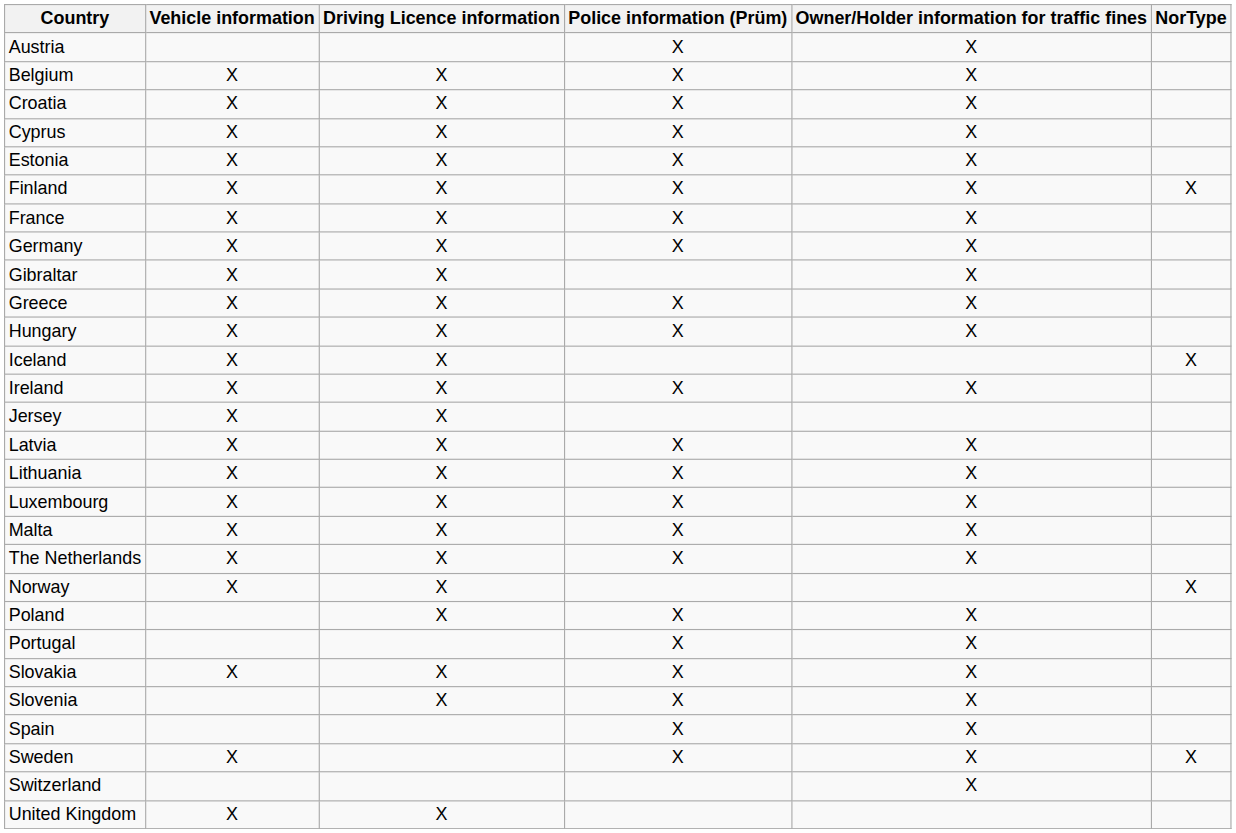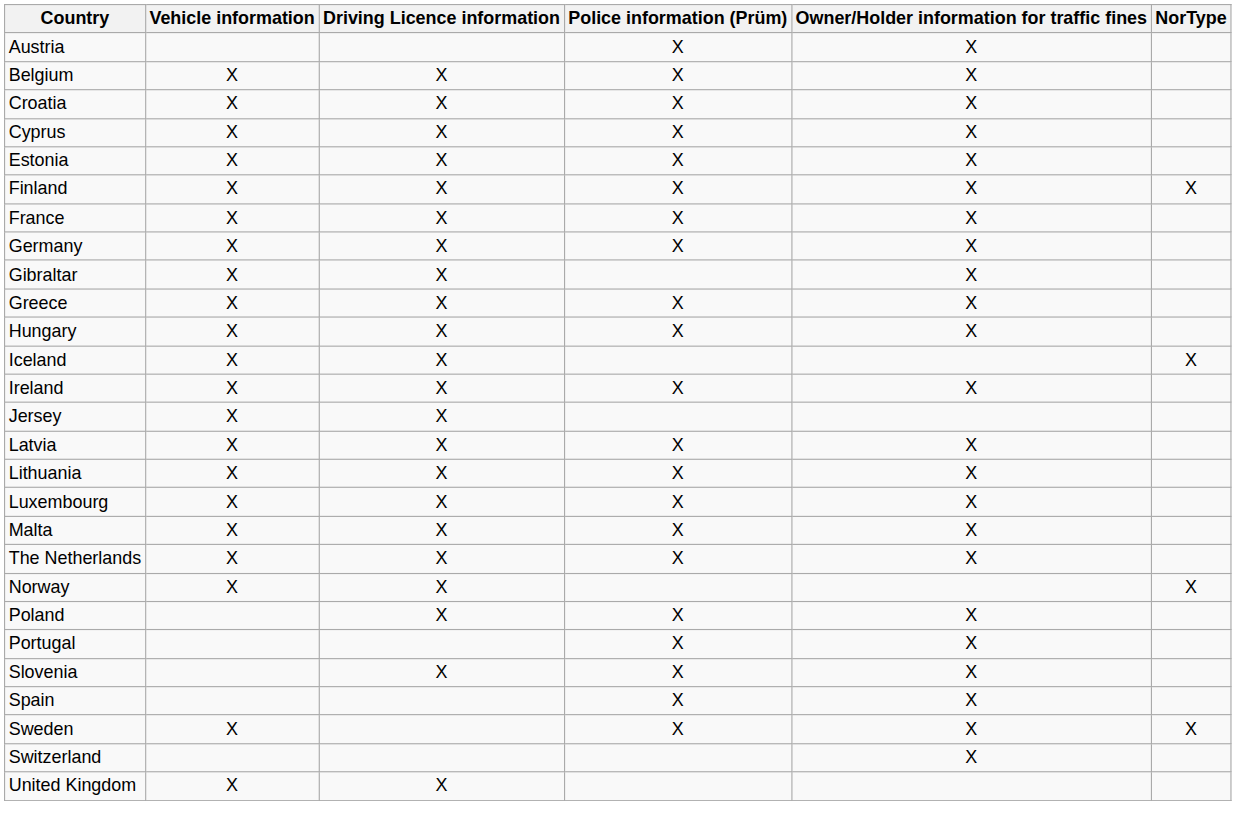- row: (43, 672)
